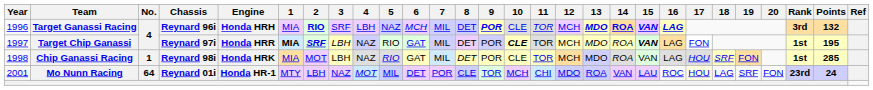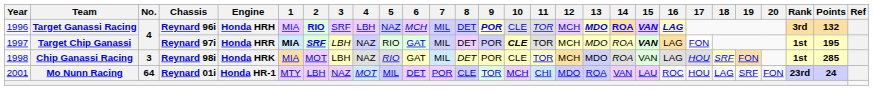(149, 57) 1 -> (149, 57) 3
(699, 72) lightyellow background -> (699, 72) no background
